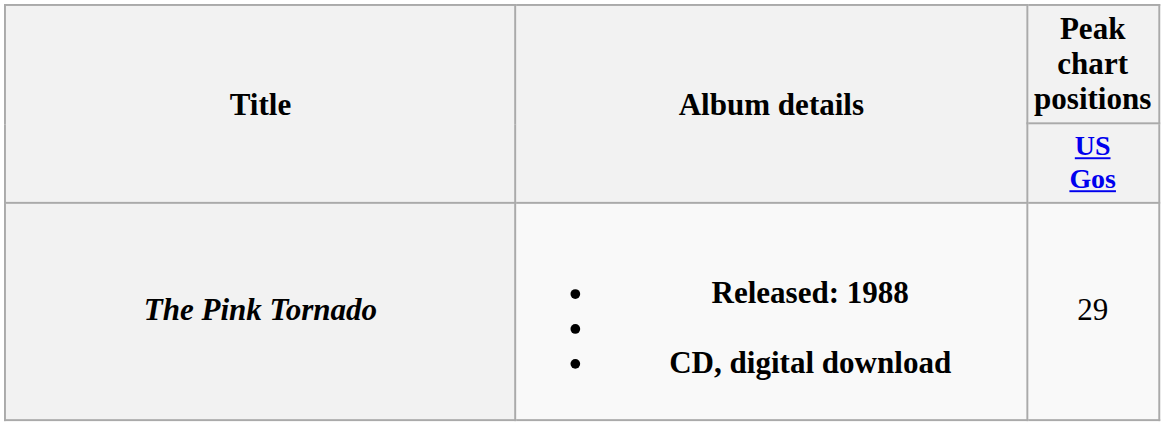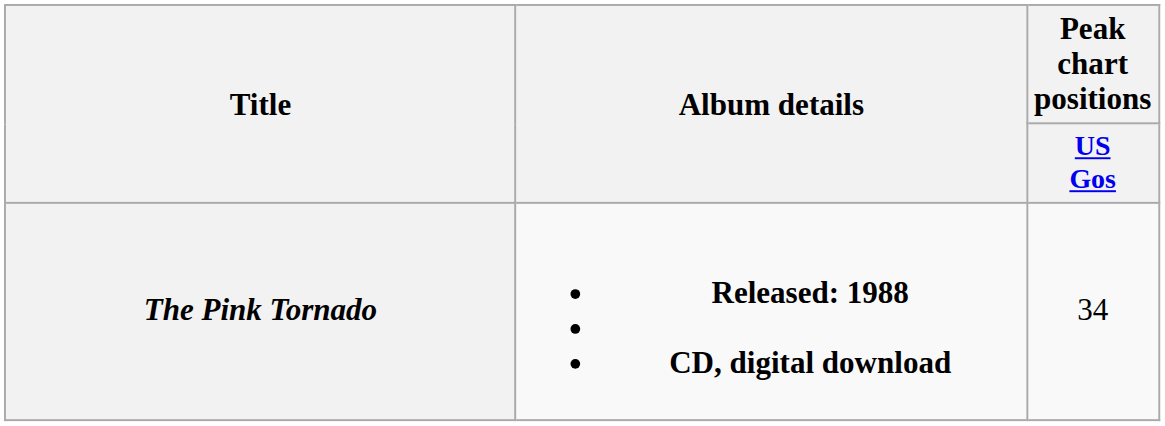(1093, 310) 29 -> (1093, 310) 34
